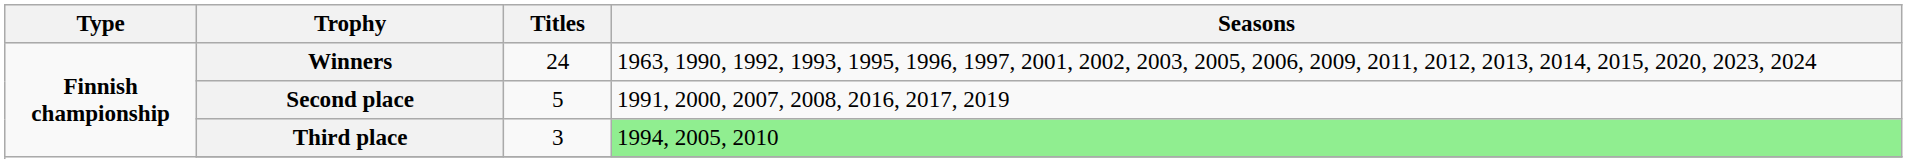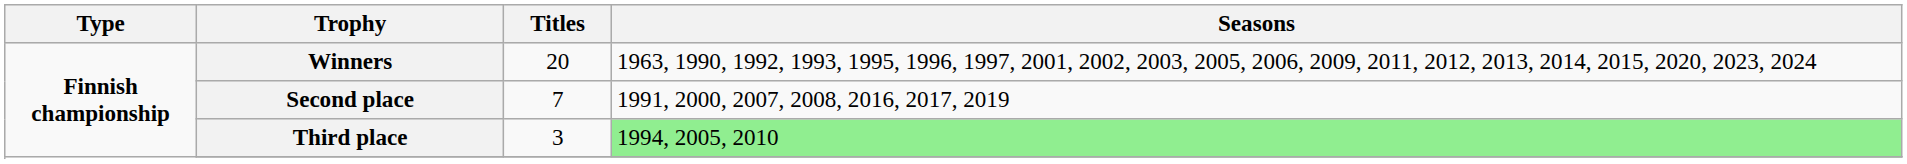(558, 61) 24 -> (558, 61) 20
(558, 99) 5 -> (558, 99) 7
